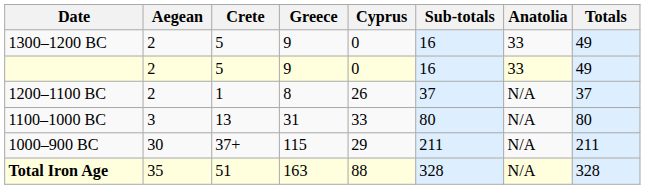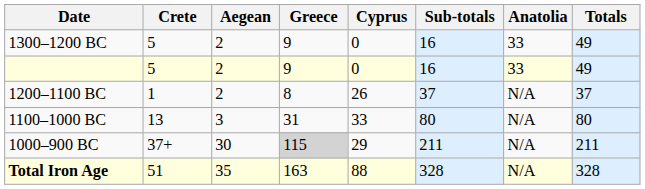columns swapped: (245, 17) <-> (177, 17)
(295, 145) no background -> (295, 145) lightgrey background
